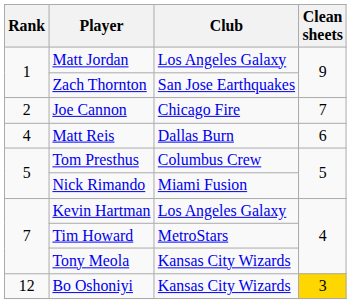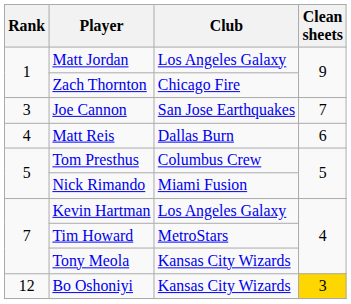(226, 85) San Jose Earthquakes -> (199, 85) Chicago Fire
(27, 110) 2 -> (27, 110) 3
(199, 110) Chicago Fire -> (226, 110) San Jose Earthquakes
